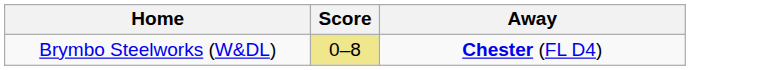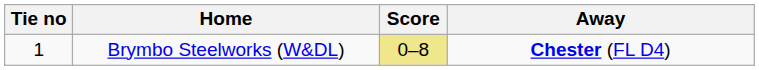+ column: (39, 19)
